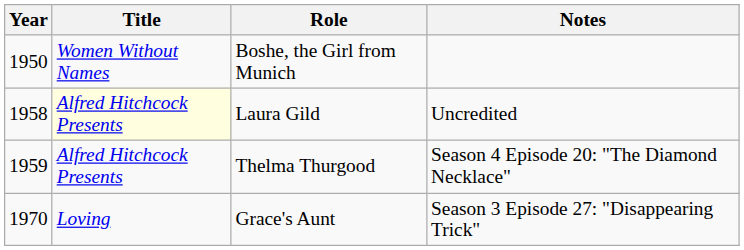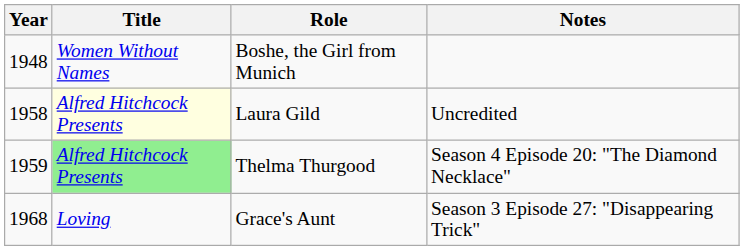(28, 61) 1950 -> (28, 61) 1948
(122, 166) no background -> (122, 166) lightgreen background
(28, 218) 1970 -> (28, 218) 1968
